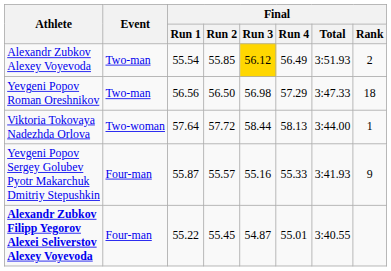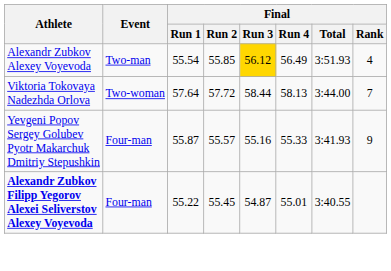(370, 60) 2 -> (370, 60) 4
- row: (53, 93)
(370, 127) 1 -> (370, 93) 7
